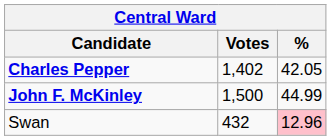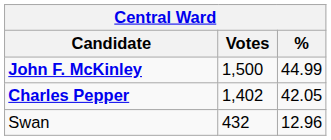rows swapped: (75, 95) <-> (69, 69)
(302, 122) pink background -> (302, 122) no background
